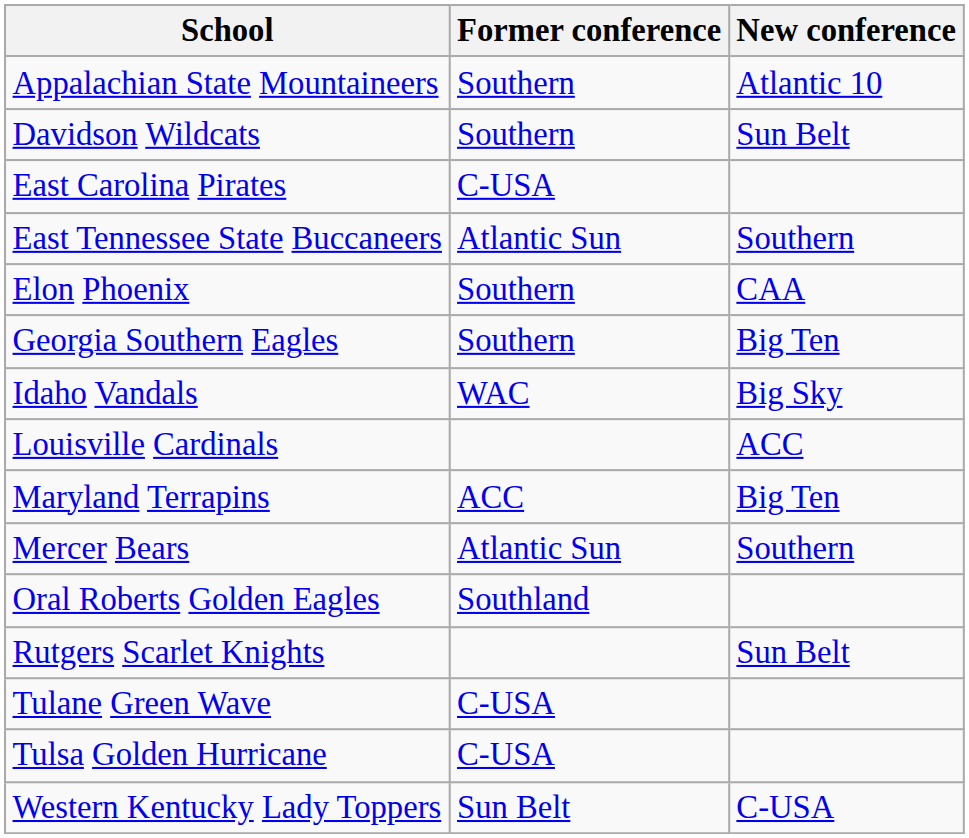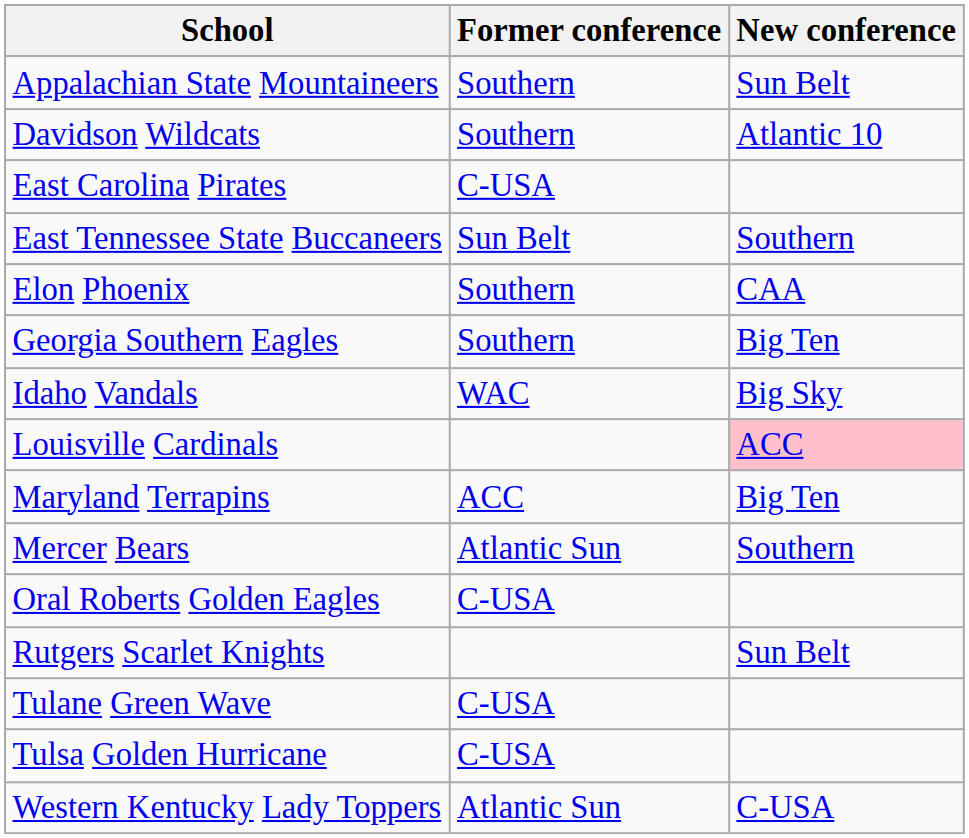(809, 82) Atlantic 10 -> (793, 82) Sun Belt
(793, 133) Sun Belt -> (809, 133) Atlantic 10
(539, 237) Atlantic Sun -> (514, 237) Sun Belt
(770, 444) no background -> (770, 444) pink background
(523, 599) Southland -> (506, 599) C-USA
(514, 806) Sun Belt -> (539, 806) Atlantic Sun
